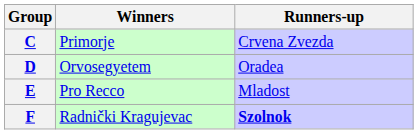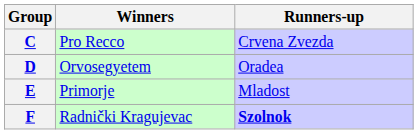(87, 41) Primorje -> (92, 41) Pro Recco
(92, 91) Pro Recco -> (87, 91) Primorje
